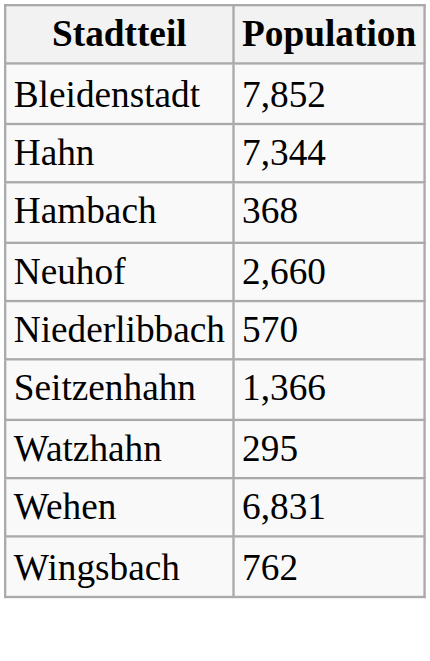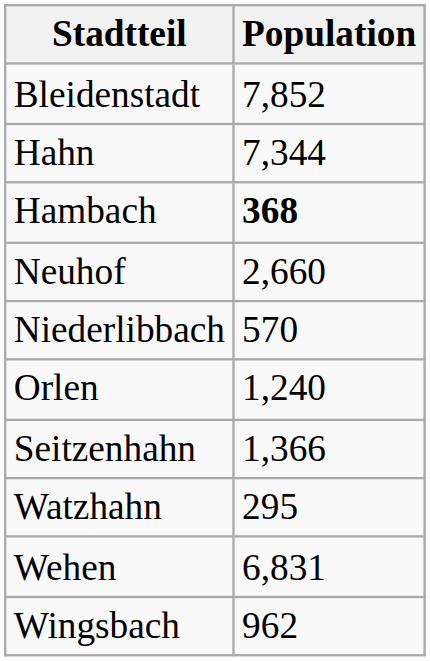(270, 211) normal -> (270, 211) bold
+ row: (56, 388)
(270, 566) 762 -> (270, 625) 962
